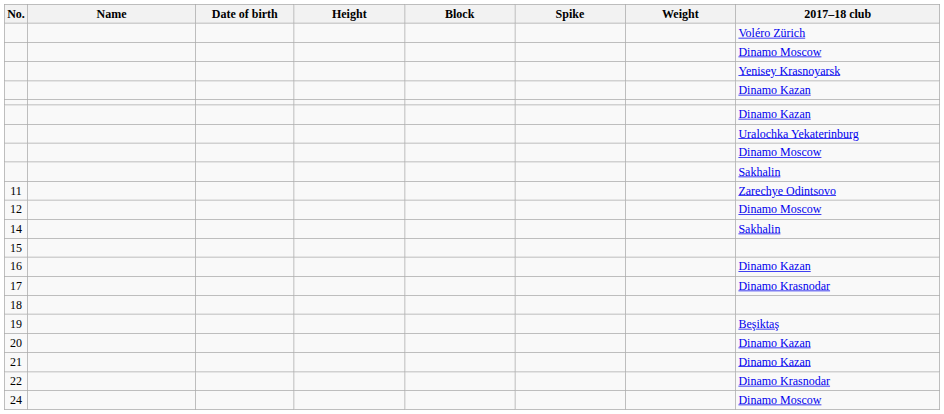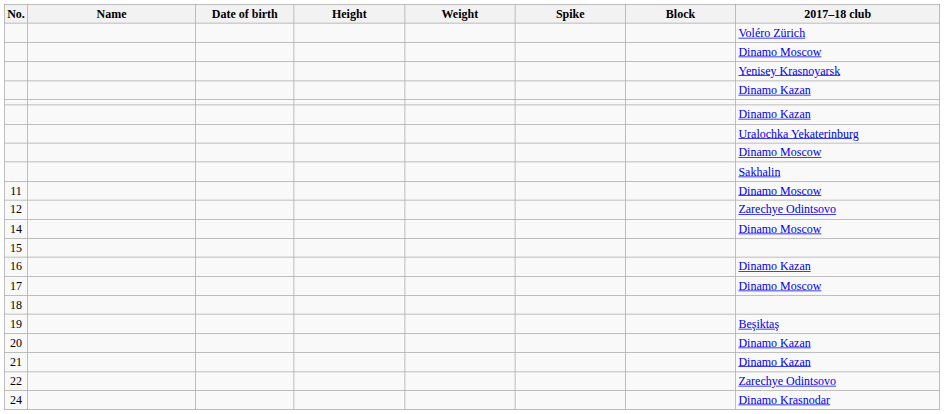columns swapped: (680, 14) <-> (460, 14)
(787, 190) Zarechye Odintsovo -> (780, 190) Dinamo Moscow
(780, 209) Dinamo Moscow -> (787, 209) Zarechye Odintsovo
(759, 228) Sakhalin -> (780, 228) Dinamo Moscow
(784, 285) Dinamo Krasnodar -> (780, 285) Dinamo Moscow
(784, 381) Dinamo Krasnodar -> (787, 381) Zarechye Odintsovo
(780, 400) Dinamo Moscow -> (784, 400) Dinamo Krasnodar
